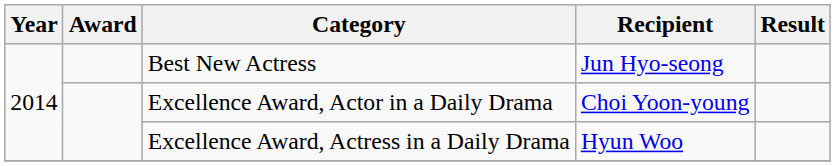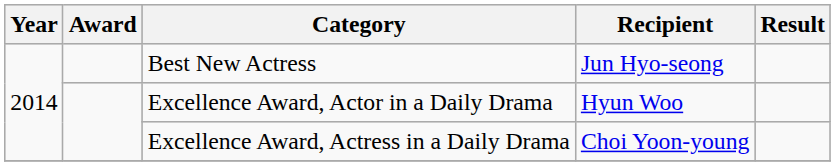(665, 102) Choi Yoon-young -> (632, 102) Hyun Woo
(632, 141) Hyun Woo -> (665, 141) Choi Yoon-young
